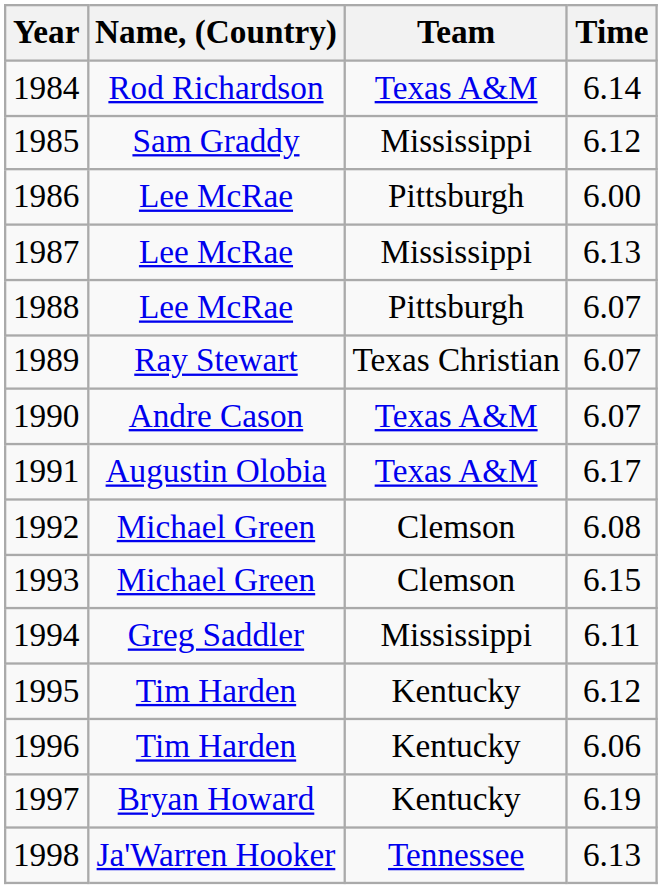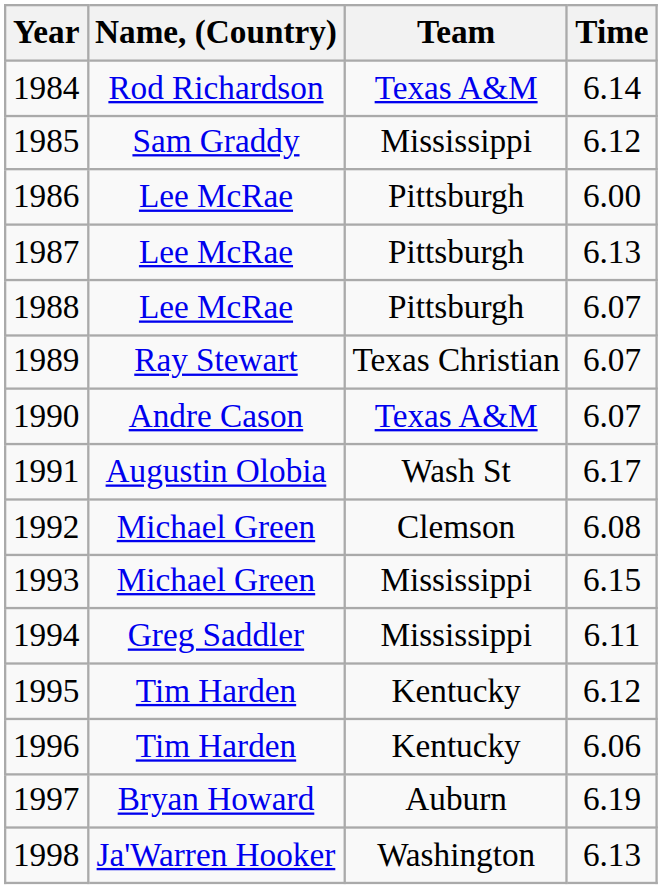(456, 251) Mississippi -> (456, 251) Pittsburgh
(456, 471) Texas A&M -> (456, 471) Wash St
(456, 580) Clemson -> (456, 580) Mississippi
(456, 800) Kentucky -> (456, 800) Auburn
(456, 855) Tennessee -> (456, 855) Washington
